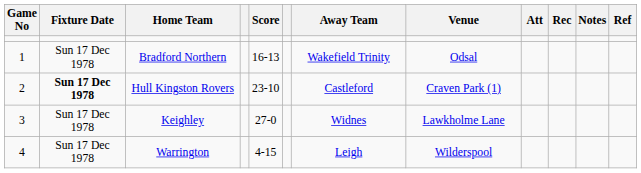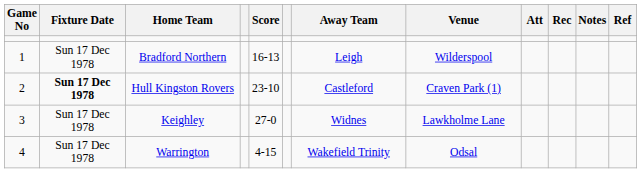(349, 57) Wakefield Trinity -> (349, 57) Leigh
(464, 57) Odsal -> (464, 57) Wilderspool
(349, 152) Leigh -> (349, 152) Wakefield Trinity
(464, 152) Wilderspool -> (464, 152) Odsal
